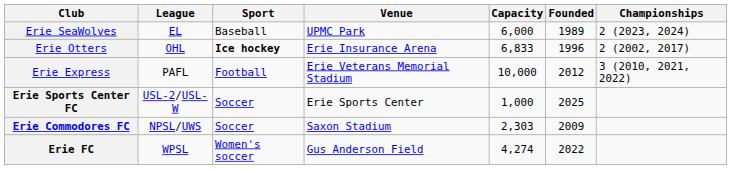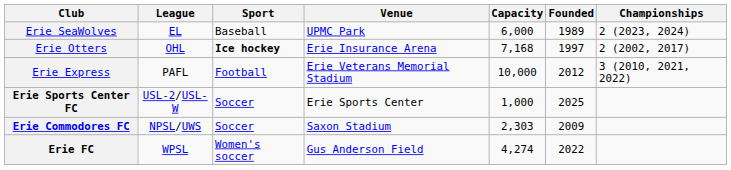(517, 48) 6,833 -> (517, 48) 7,168
(571, 48) 1996 -> (571, 48) 1997
